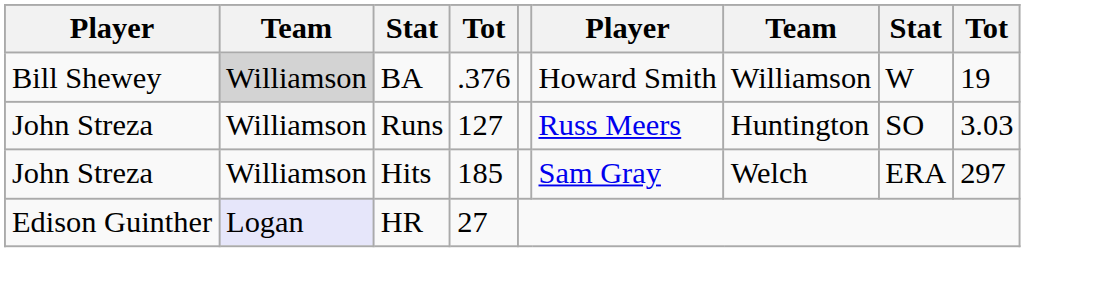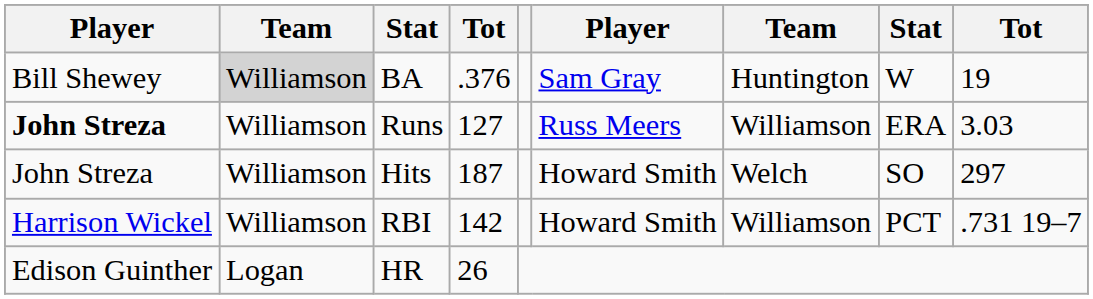(628, 76) Howard Smith -> (600, 76) Sam Gray
(801, 76) Williamson -> (800, 76) Huntington
(82, 125) normal -> (89, 125) bold
(800, 125) Huntington -> (801, 125) Williamson
(905, 125) SO -> (916, 125) ERA
(480, 173) 185 -> (480, 173) 187
(600, 173) Sam Gray -> (628, 173) Howard Smith
(916, 173) ERA -> (905, 173) SO
+ row: (406, 221)
(265, 221) lavender background -> (265, 269) no background
(472, 221) 27 -> (472, 269) 26
